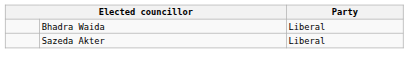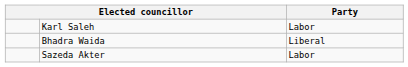+ row: (68, 26)
(307, 41) Liberal -> (302, 55) Labor
